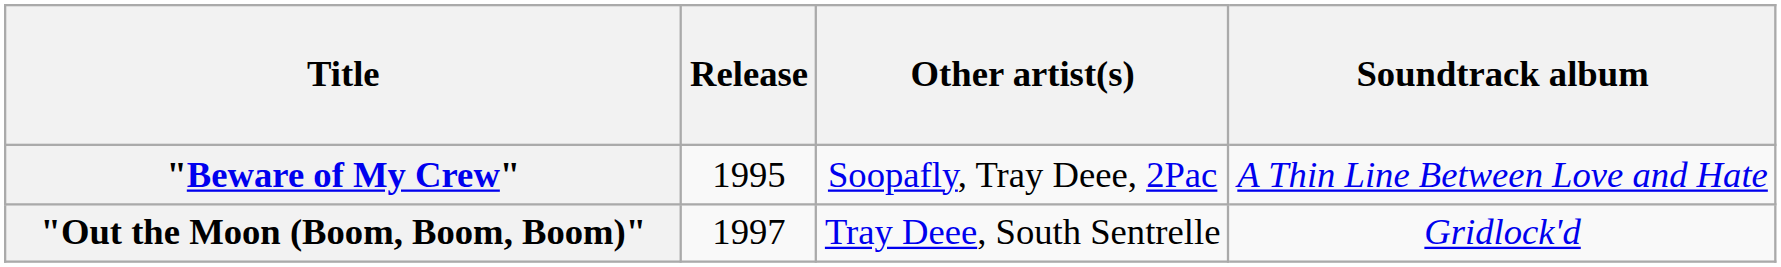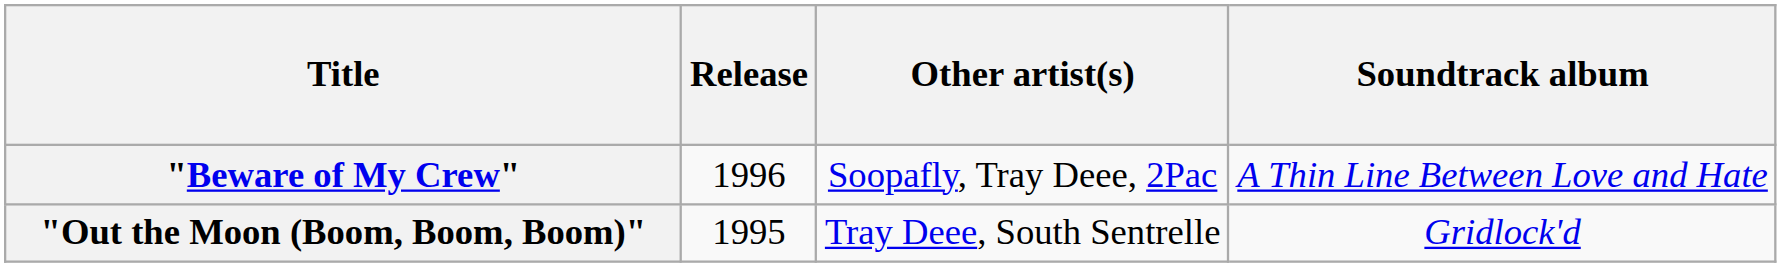(749, 174) 1995 -> (749, 174) 1996
(749, 232) 1997 -> (749, 232) 1995
